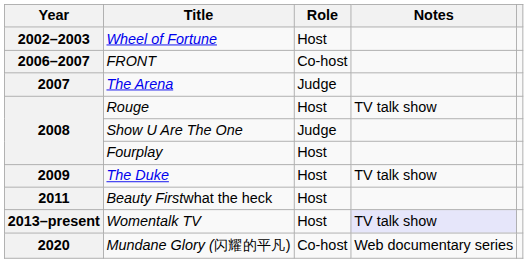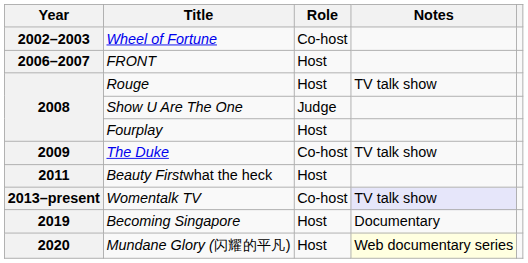(312, 38) Host -> (322, 38) Co-host
(322, 61) Co-host -> (312, 61) Host
- row: (140, 84)
(312, 175) Host -> (322, 152) Co-host
(312, 221) Host -> (322, 198) Co-host
+ row: (173, 221)
(322, 245) Co-host -> (312, 245) Host
(434, 245) no background -> (434, 245) lightyellow background
